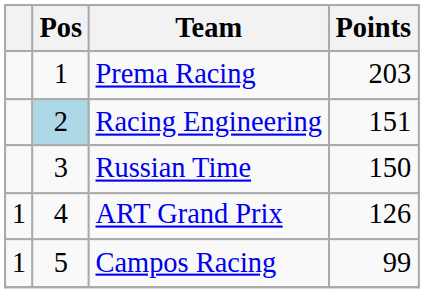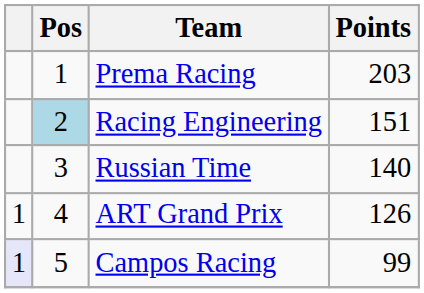(390, 168) 150 -> (390, 168) 140
(19, 262) no background -> (19, 262) lavender background
